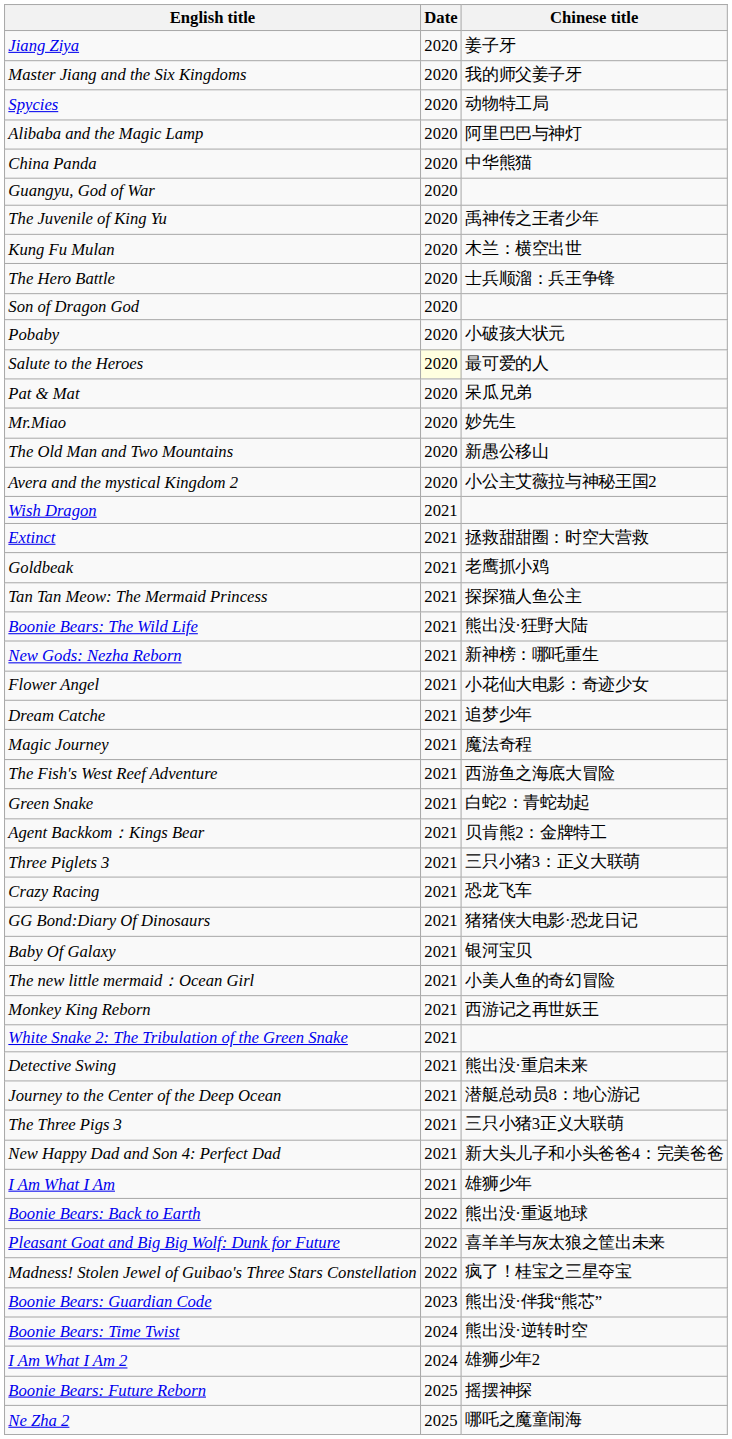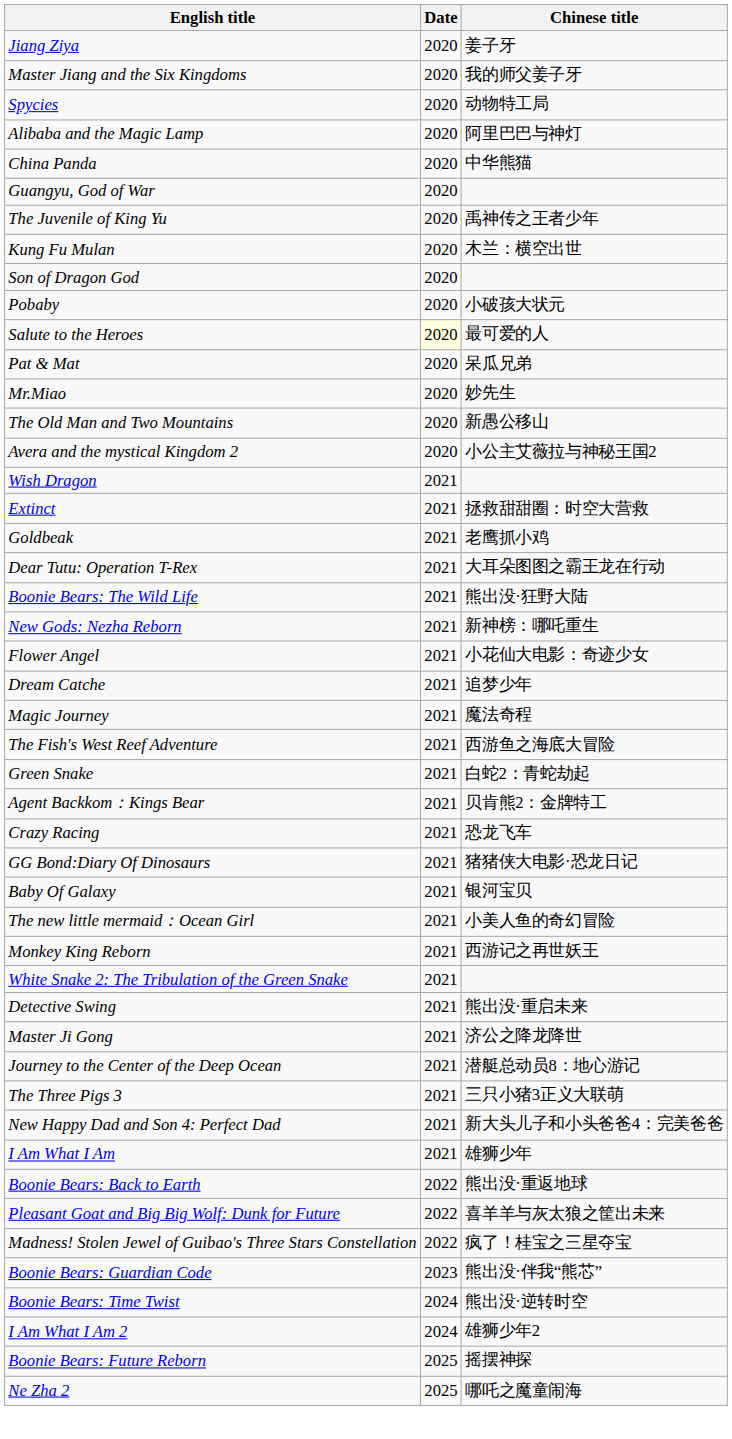- row: (62, 278)
+ row: (103, 567)
- row: (138, 596)
- row: (59, 862)
+ row: (61, 1036)
